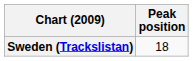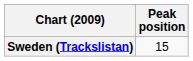(162, 46) 18 -> (162, 46) 15
